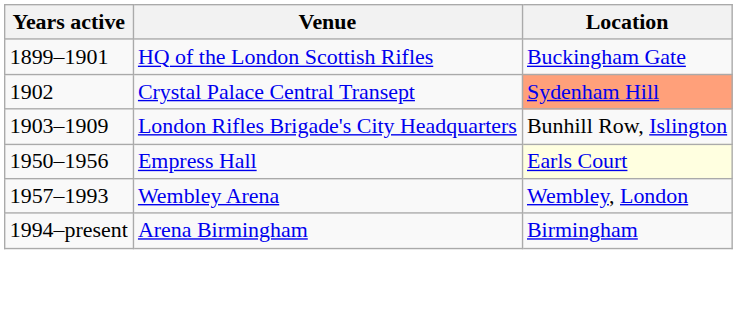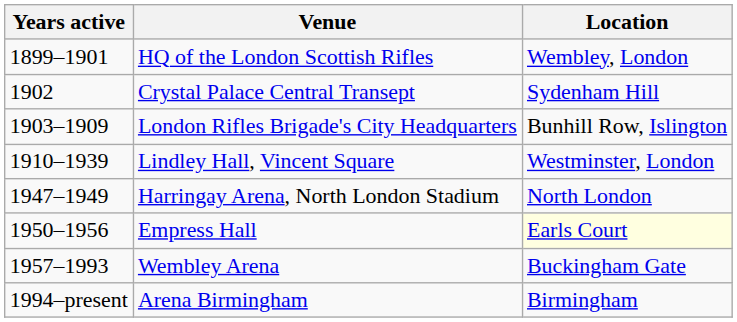(606, 56) Buckingham Gate -> (608, 56) Wembley, London
(593, 91) lightsalmon background -> (593, 91) no background
+ row: (266, 160)
+ row: (318, 195)
(608, 195) Wembley, London -> (606, 265) Buckingham Gate
